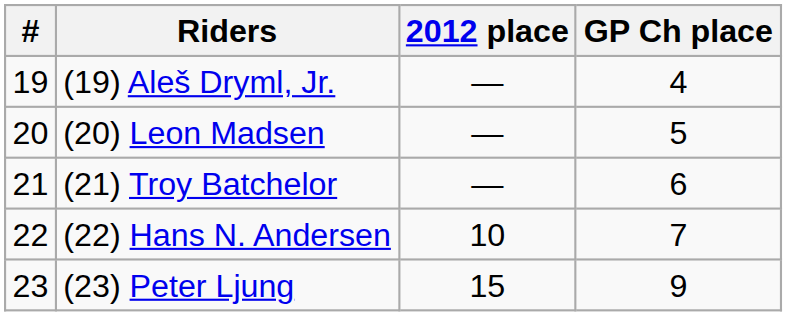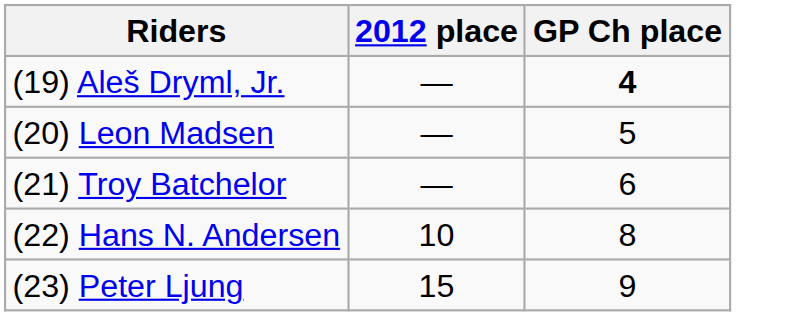- column: (30, 31)
(678, 82) normal -> (628, 82) bold
(678, 235) 7 -> (628, 235) 8
